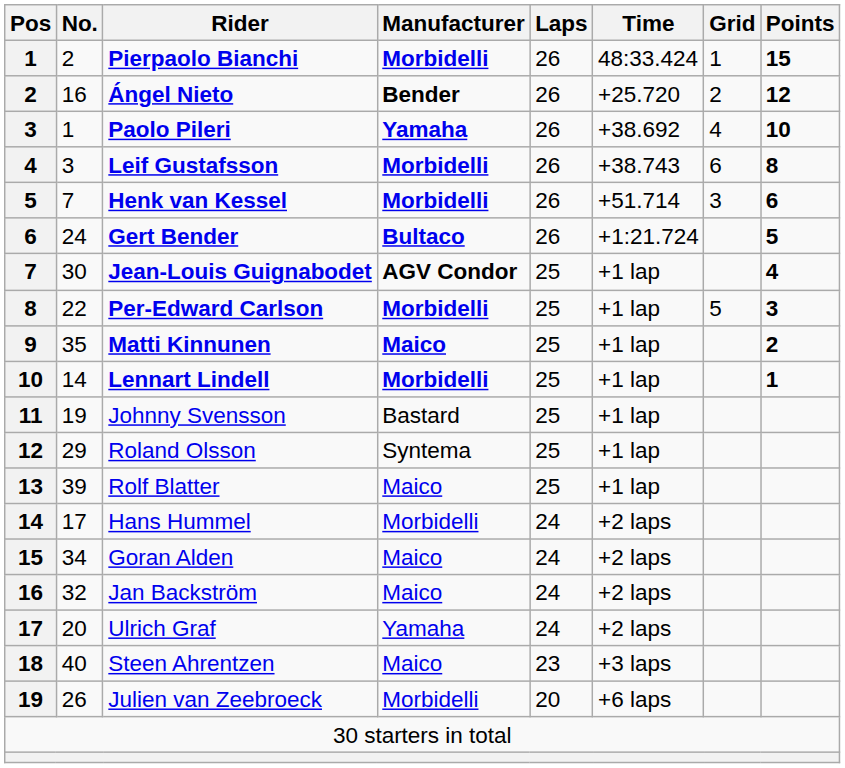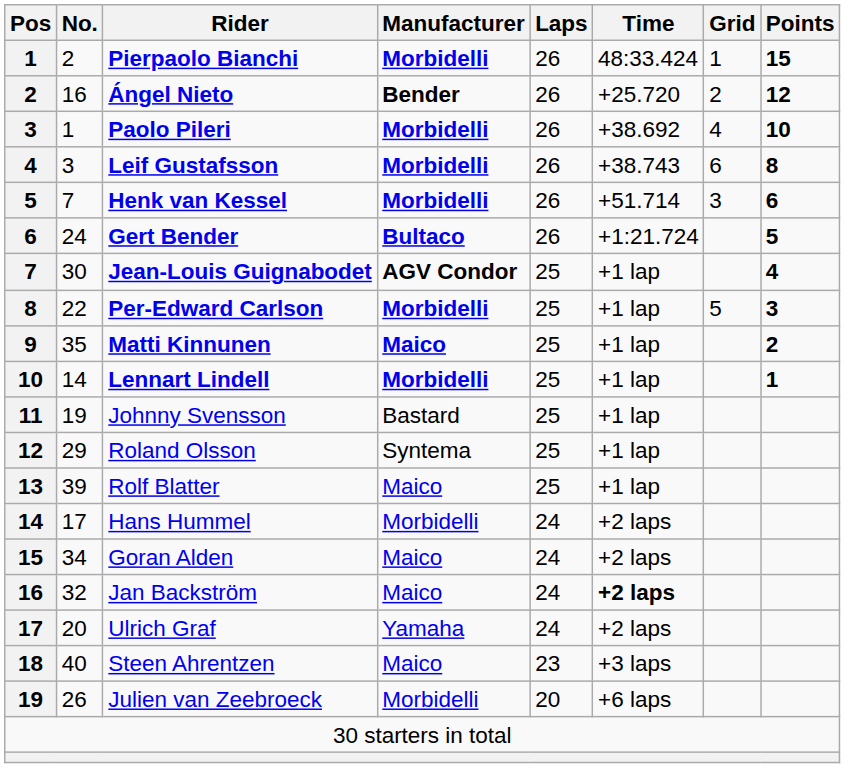(425, 130) Yamaha -> (435, 130) Morbidelli
(635, 593) normal -> (636, 593) bold
